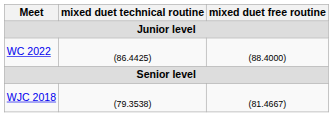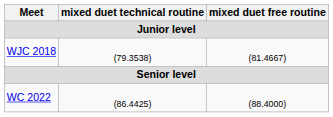rows swapped: (31, 97) <-> (29, 52)
